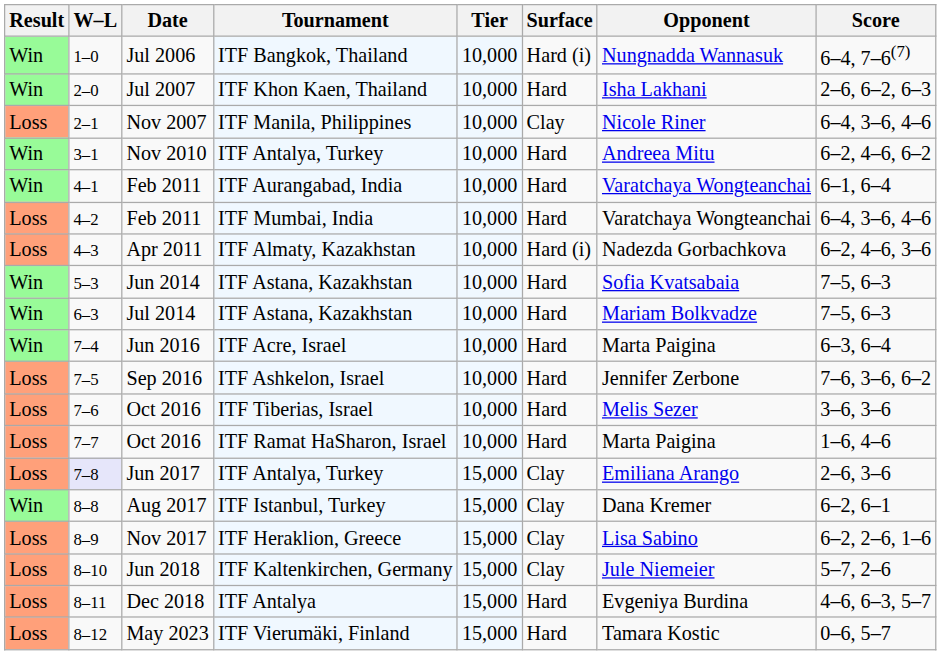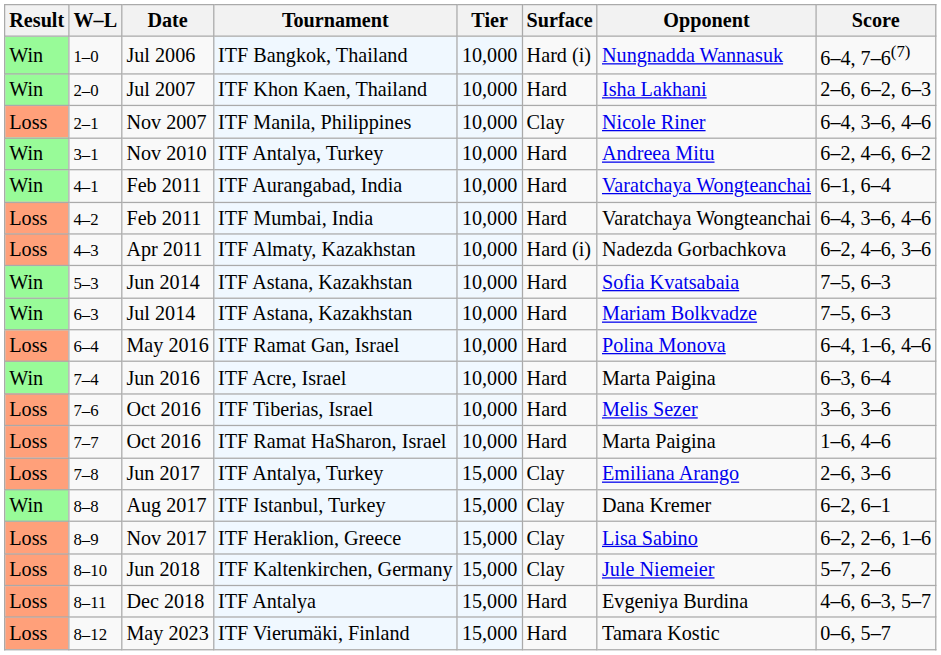+ row: (168, 345)
- row: (164, 377)
(86, 474) lavender background -> (86, 474) no background
